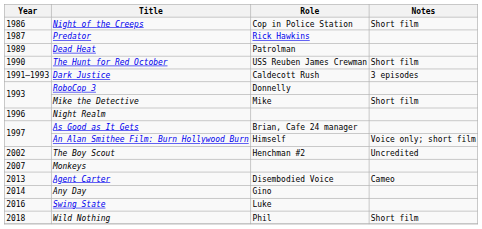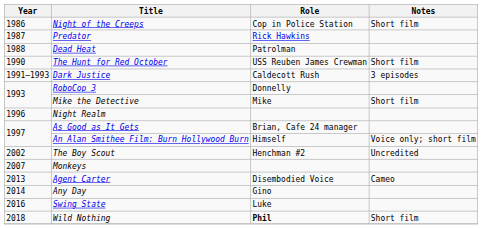(16, 50) 1989 -> (16, 50) 1988
(262, 218) normal -> (262, 218) bold
